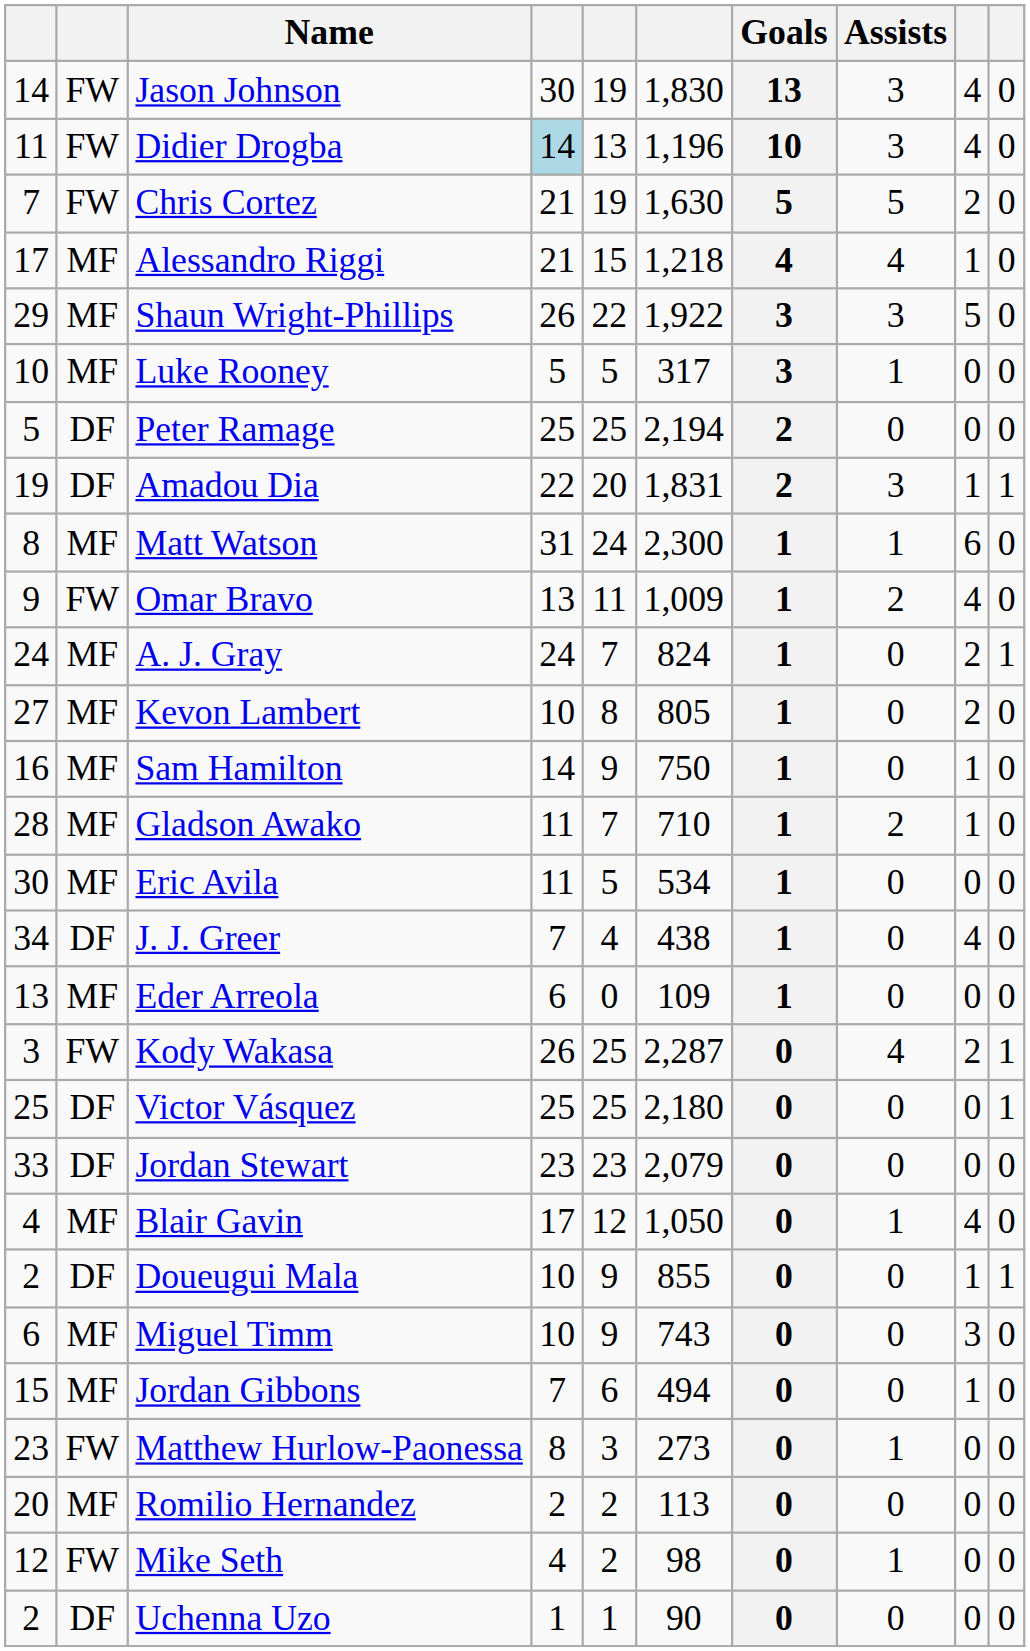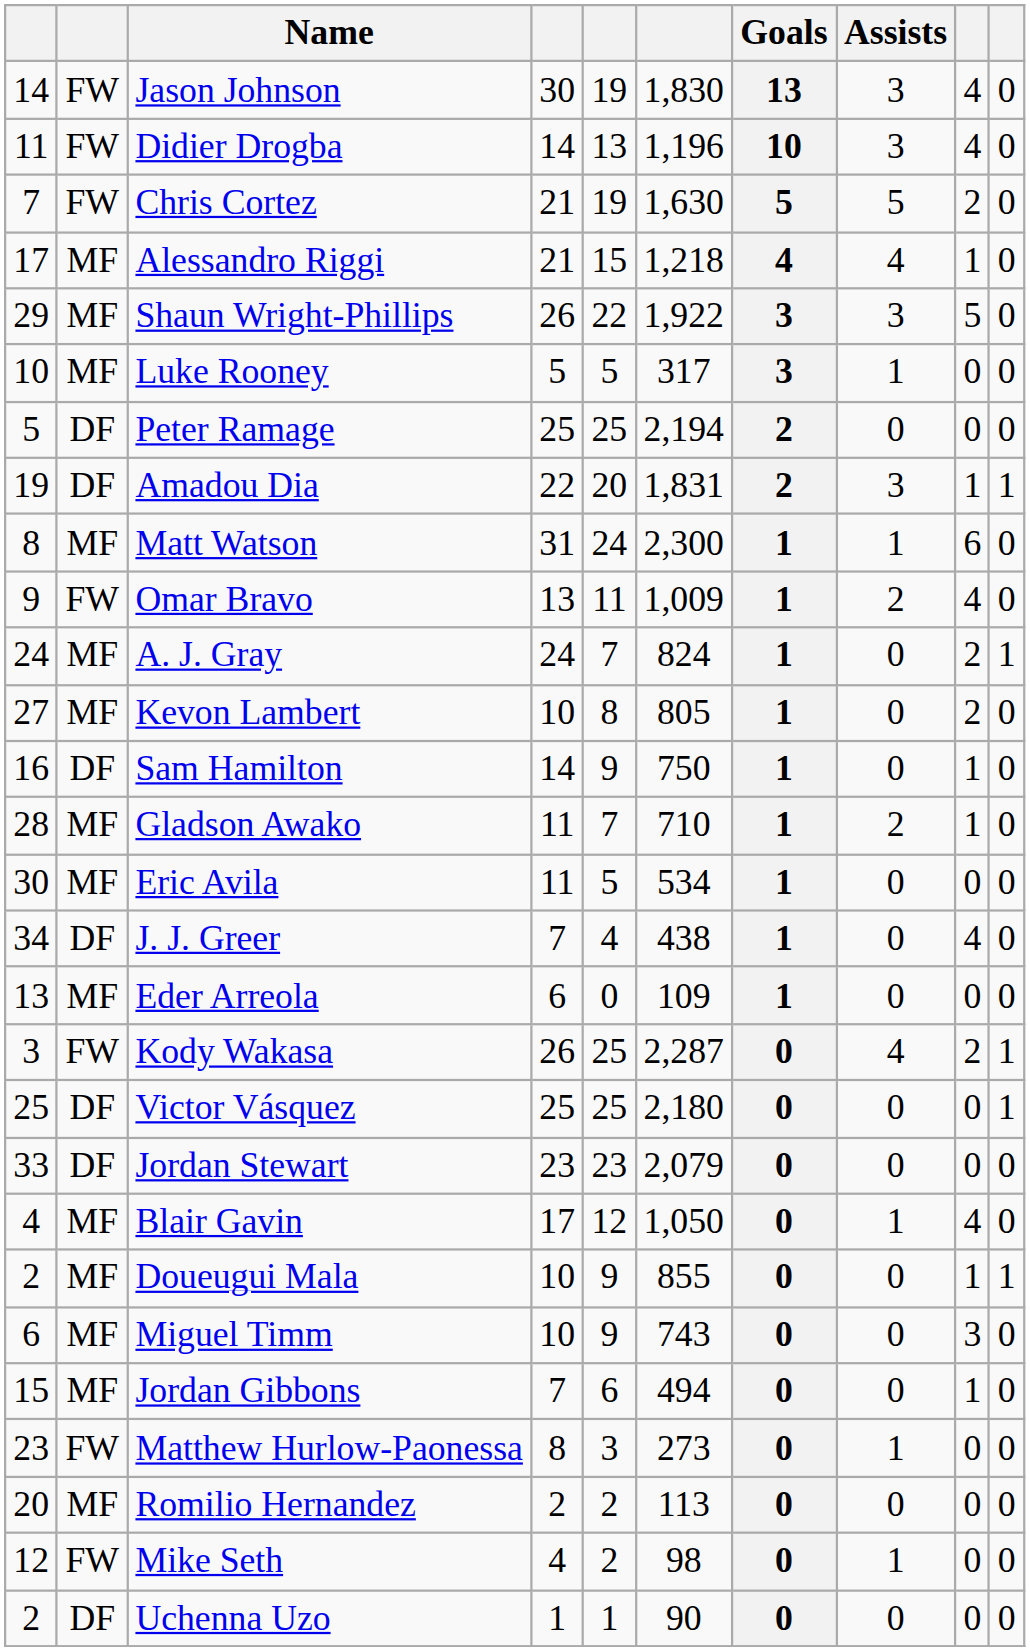(557, 145) lightblue background -> (557, 145) no background
(92, 768) MF -> (92, 768) DF
(92, 1277) DF -> (92, 1277) MF
